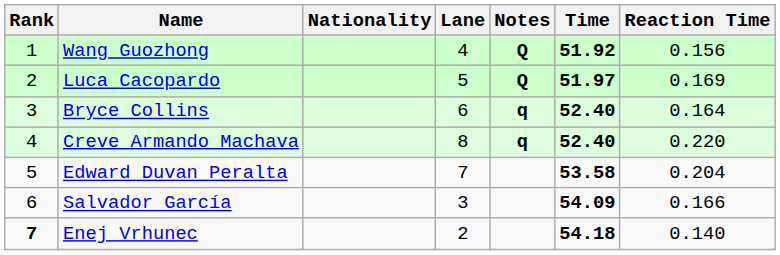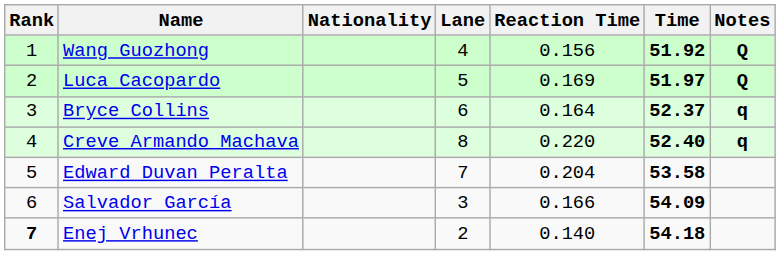columns swapped: (697, 20) <-> (522, 20)
(587, 112) 52.40 -> (677, 112) 52.37
